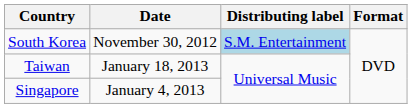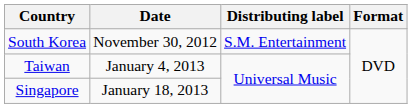(285, 41) lightblue background -> (285, 41) no background
(155, 66) January 18, 2013 -> (155, 66) January 4, 2013
(155, 90) January 4, 2013 -> (155, 90) January 18, 2013
